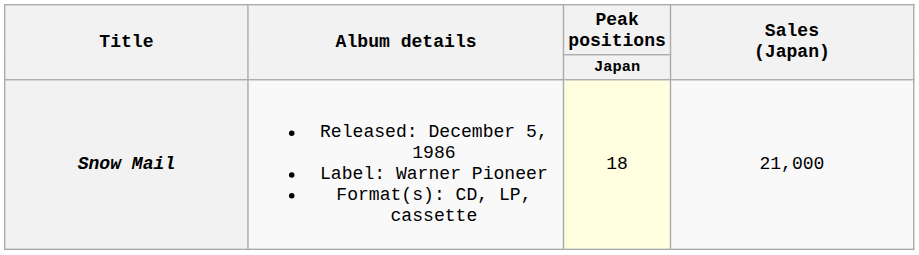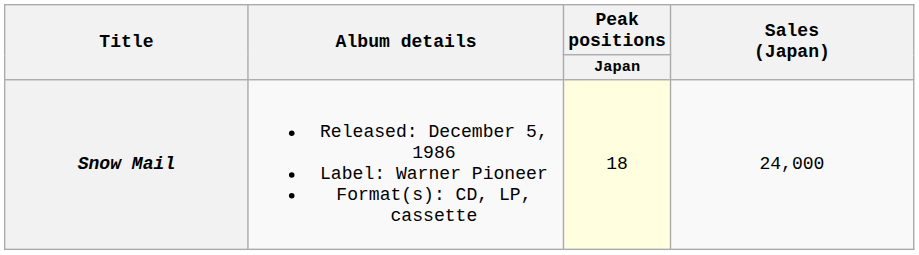(792, 164) 21,000 -> (792, 164) 24,000
